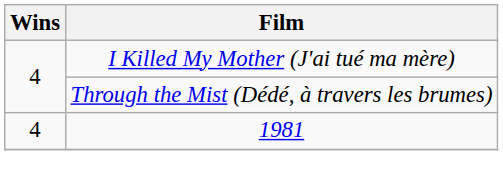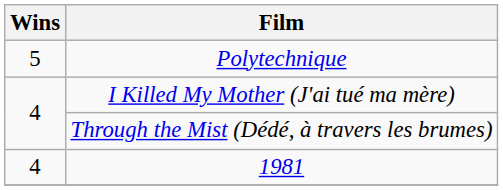+ row: (281, 58)
